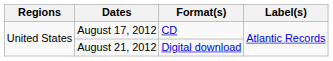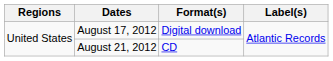(169, 30) CD -> (201, 30) Digital download
(201, 47) Digital download -> (169, 47) CD
